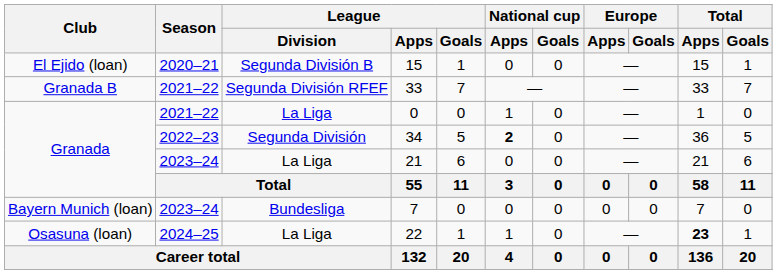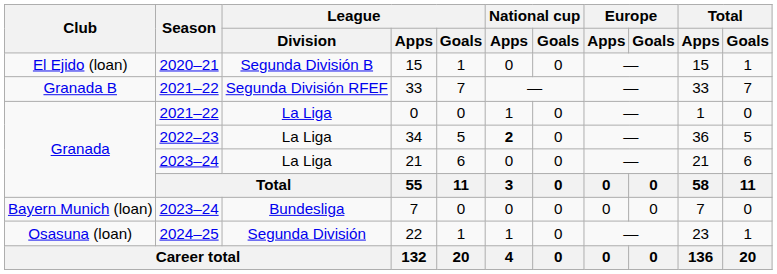(307, 137) Segunda División -> (307, 137) La Liga
(307, 233) La Liga -> (307, 233) Segunda División
(701, 233) bold -> (701, 233) normal
